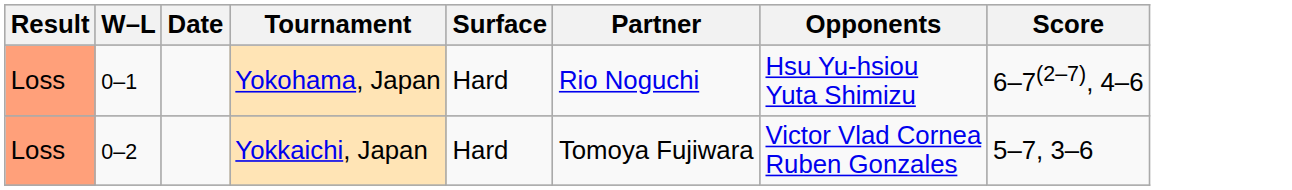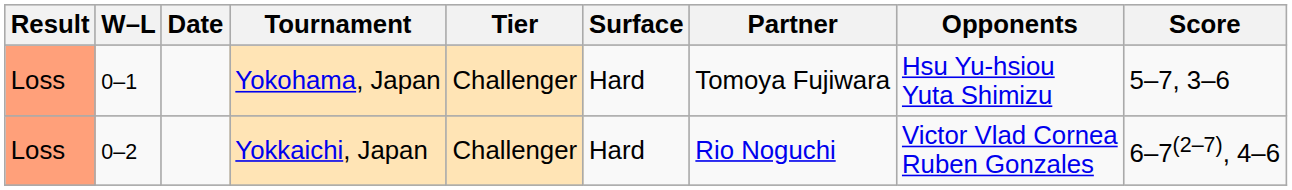+ column: (515, 24)
(629, 80) Rio Noguchi -> (793, 80) Tomoya Fujiwara
(1068, 80) 6–7(2–7), 4–6 -> (1180, 80) 5–7, 3–6
(656, 150) Tomoya Fujiwara -> (766, 150) Rio Noguchi
(1043, 150) 5–7, 3–6 -> (1205, 150) 6–7(2–7), 4–6
